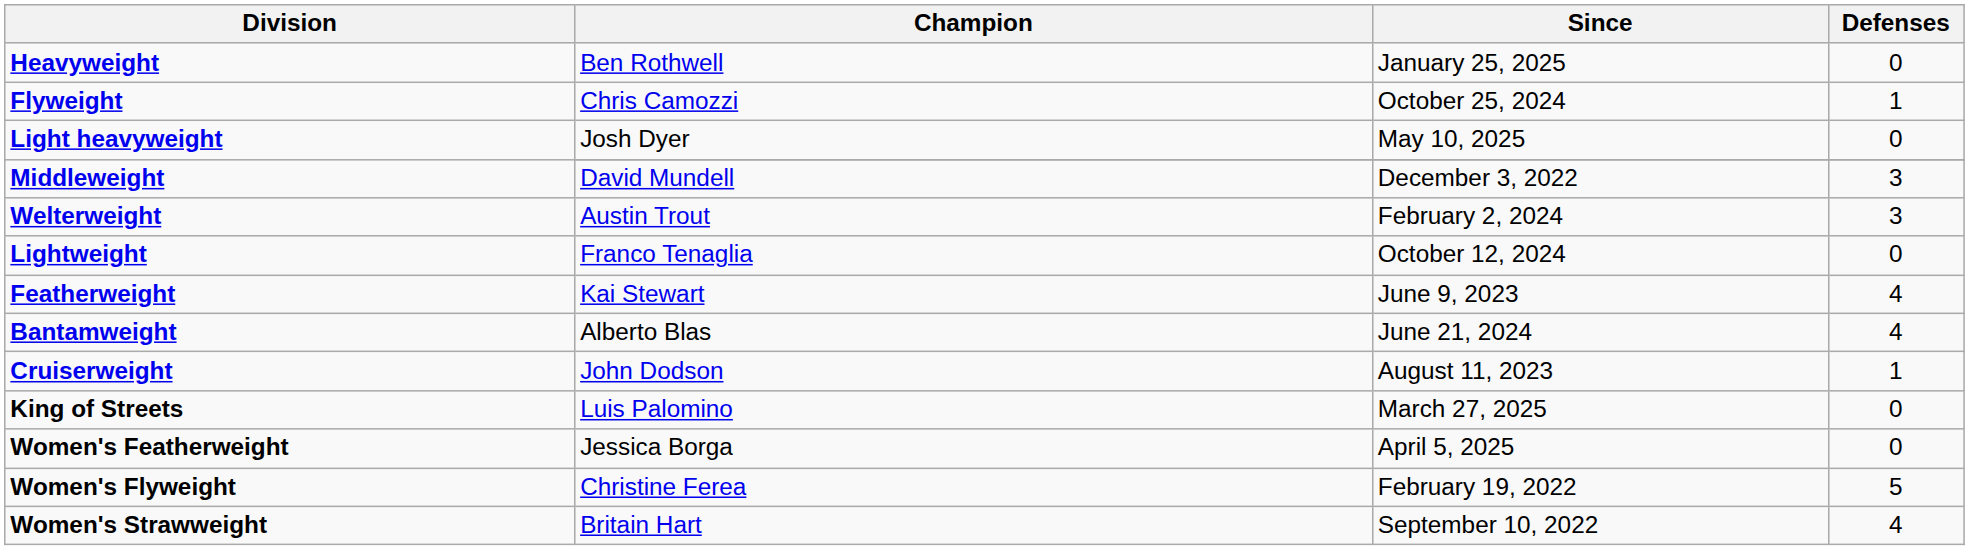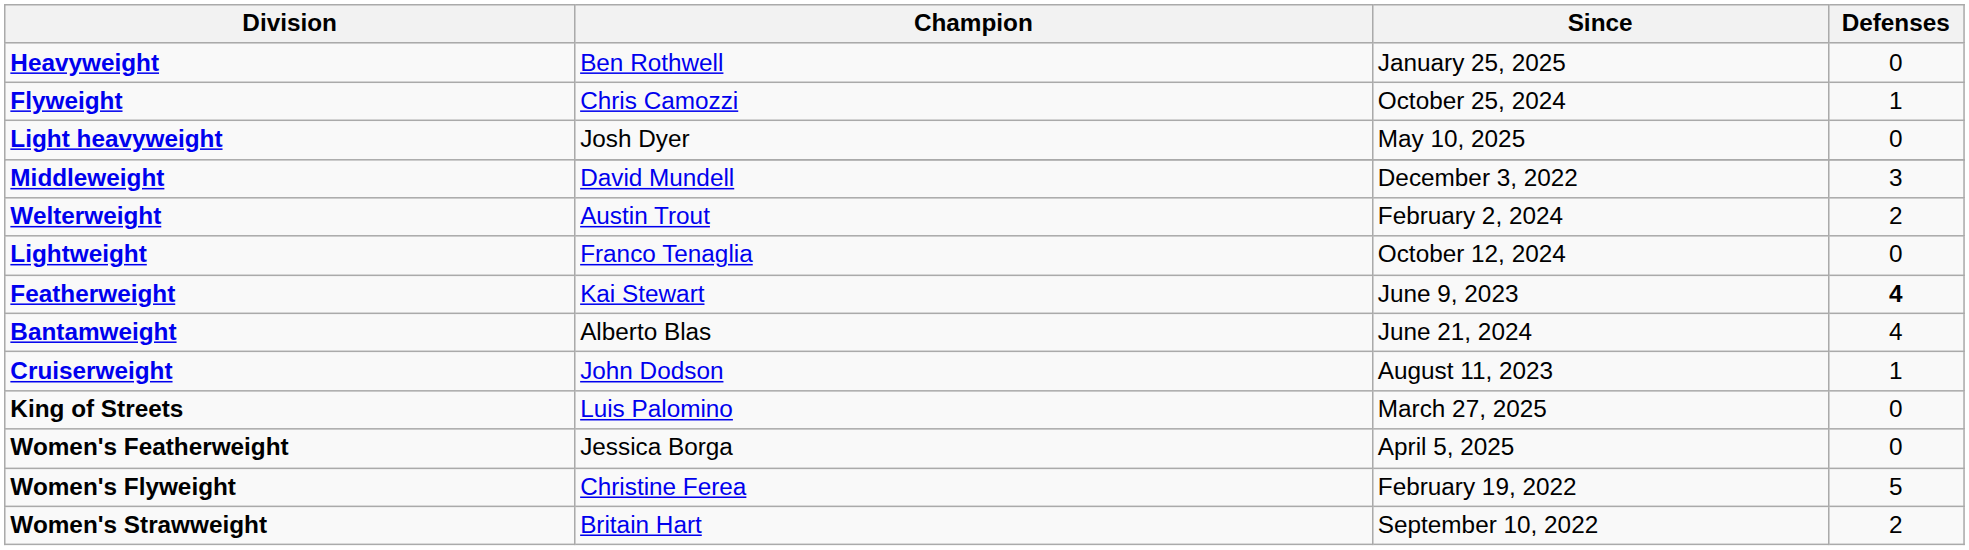(1896, 216) 3 -> (1896, 216) 2
(1896, 293) normal -> (1896, 293) bold
(1896, 525) 4 -> (1896, 525) 2
